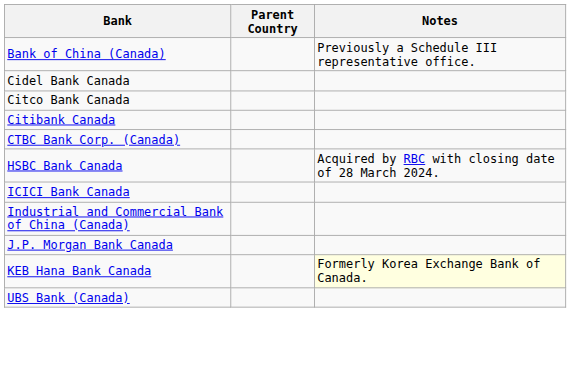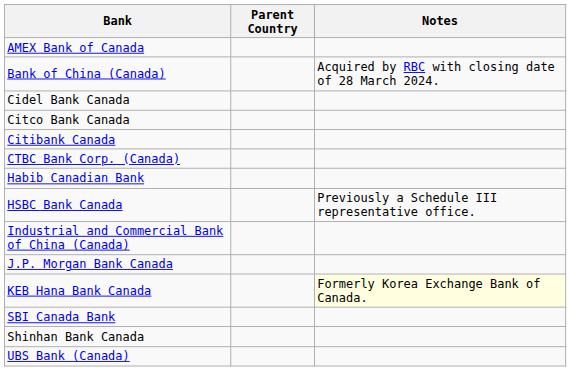+ row: (76, 47)
(407, 54) Previously a Schedule III representative office. -> (436, 74) Acquired by RBC with closing date of 28 March 2024.
+ row: (76, 178)
(436, 166) Acquired by RBC with closing date of 28 March 2024. -> (407, 205) Previously a Schedule III representative office.
- row: (69, 192)
+ row: (61, 317)
+ row: (76, 337)
